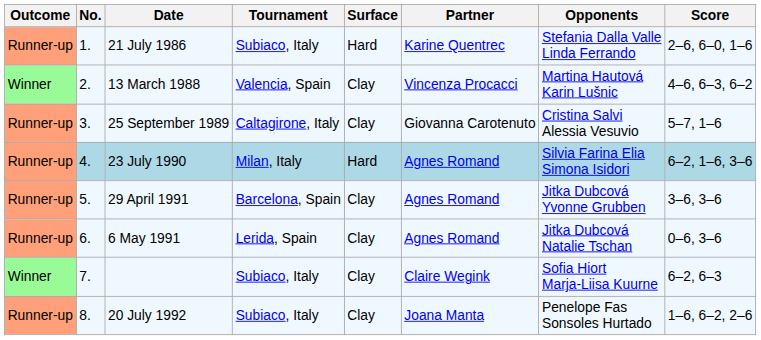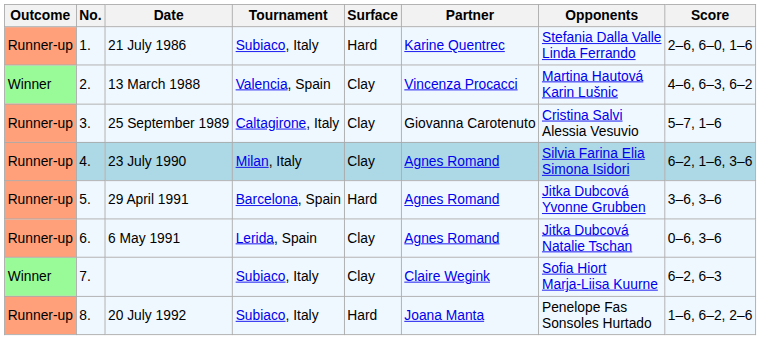(362, 160) Hard -> (361, 160) Clay
(361, 199) Clay -> (362, 199) Hard
(361, 314) Clay -> (362, 314) Hard
